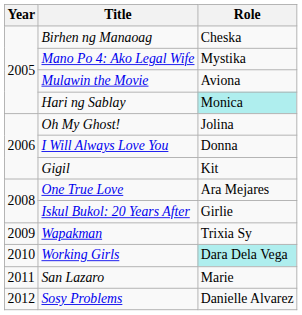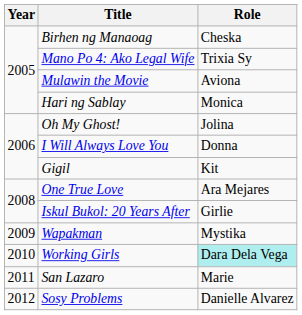(223, 59) Mystika -> (226, 59) Trixia Sy
(222, 102) paleturquoise background -> (222, 102) no background
(226, 233) Trixia Sy -> (223, 233) Mystika
